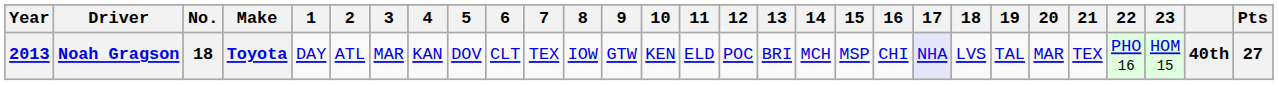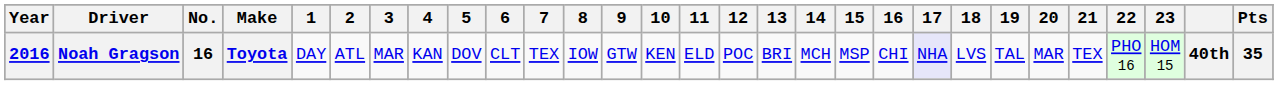(29, 55) 2013 -> (29, 55) 2016
(203, 55) 18 -> (203, 55) 16
(1253, 55) 27 -> (1253, 55) 35
